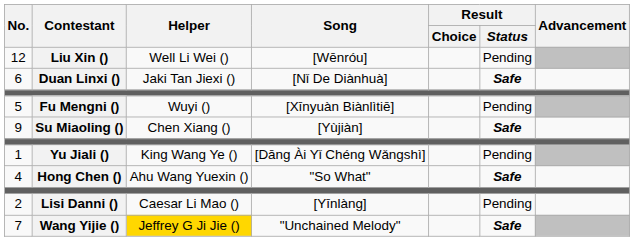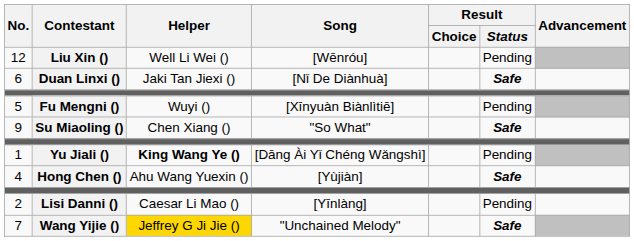(340, 127) [Yùjiàn] -> (340, 127) "So What"
(189, 155) normal -> (189, 155) bold
(340, 176) "So What" -> (340, 176) [Yùjiàn]
